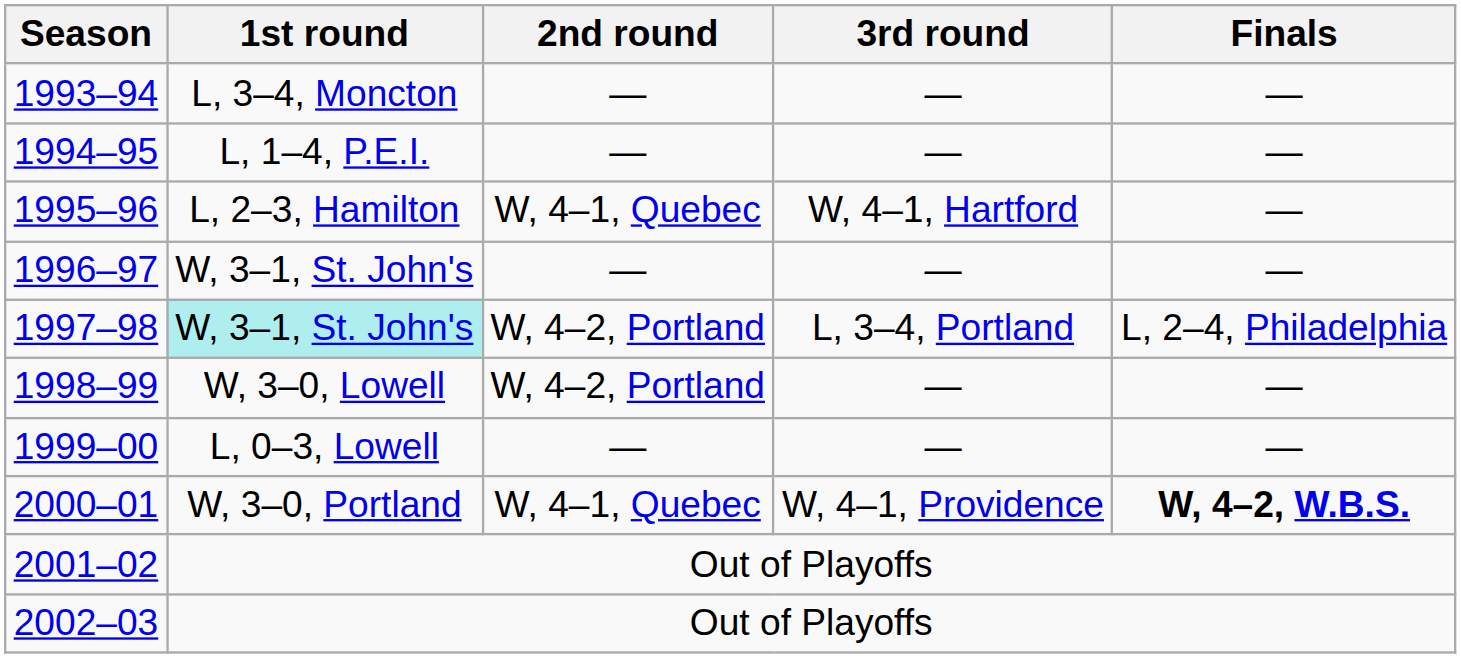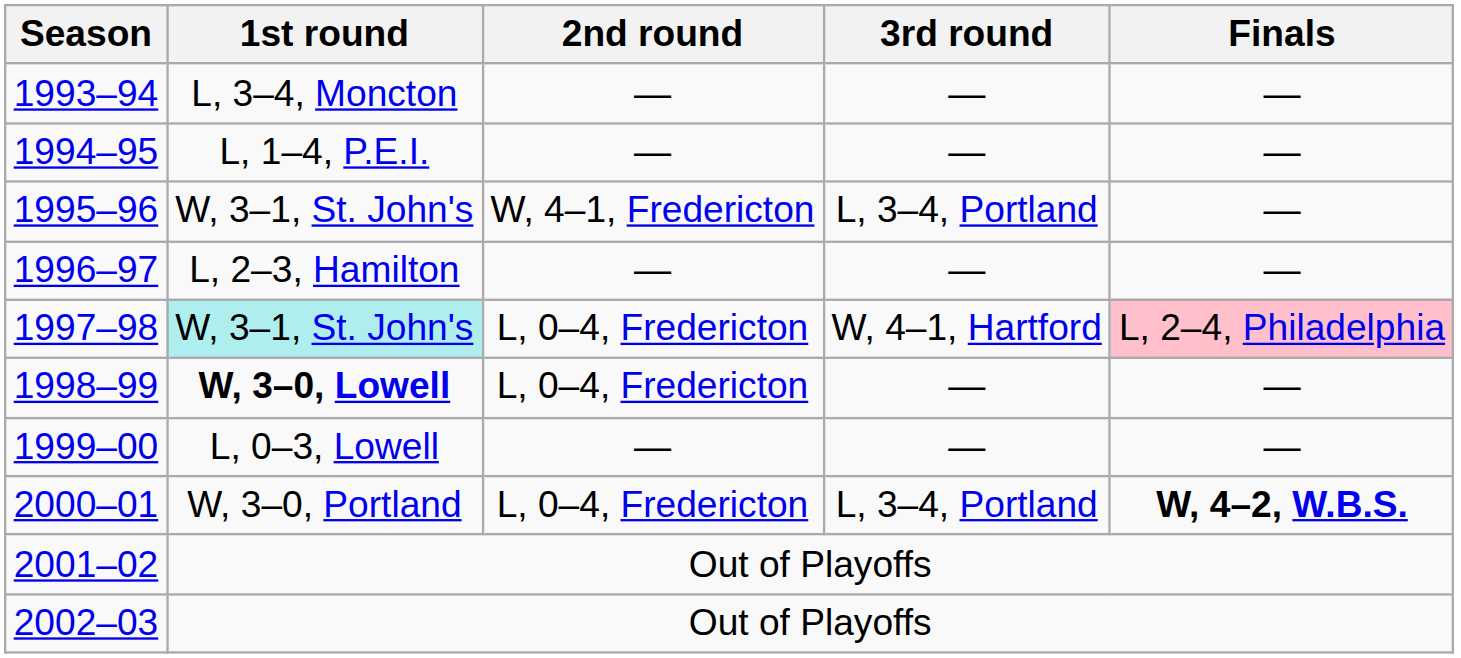(324, 210) L, 2–3, Hamilton -> (324, 210) W, 3–1, St. John's
(628, 210) W, 4–1, Quebec -> (652, 210) W, 4–1, Fredericton
(943, 210) W, 4–1, Hartford -> (967, 210) L, 3–4, Portland
(324, 269) W, 3–1, St. John's -> (324, 269) L, 2–3, Hamilton
(628, 328) W, 4–2, Portland -> (652, 328) L, 0–4, Fredericton
(943, 328) L, 3–4, Portland -> (967, 328) W, 4–1, Hartford
(1284, 328) no background -> (1282, 328) pink background
(324, 387) normal -> (324, 387) bold
(628, 387) W, 4–2, Portland -> (652, 387) L, 0–4, Fredericton
(628, 504) W, 4–1, Quebec -> (652, 504) L, 0–4, Fredericton
(943, 504) W, 4–1, Providence -> (967, 504) L, 3–4, Portland
